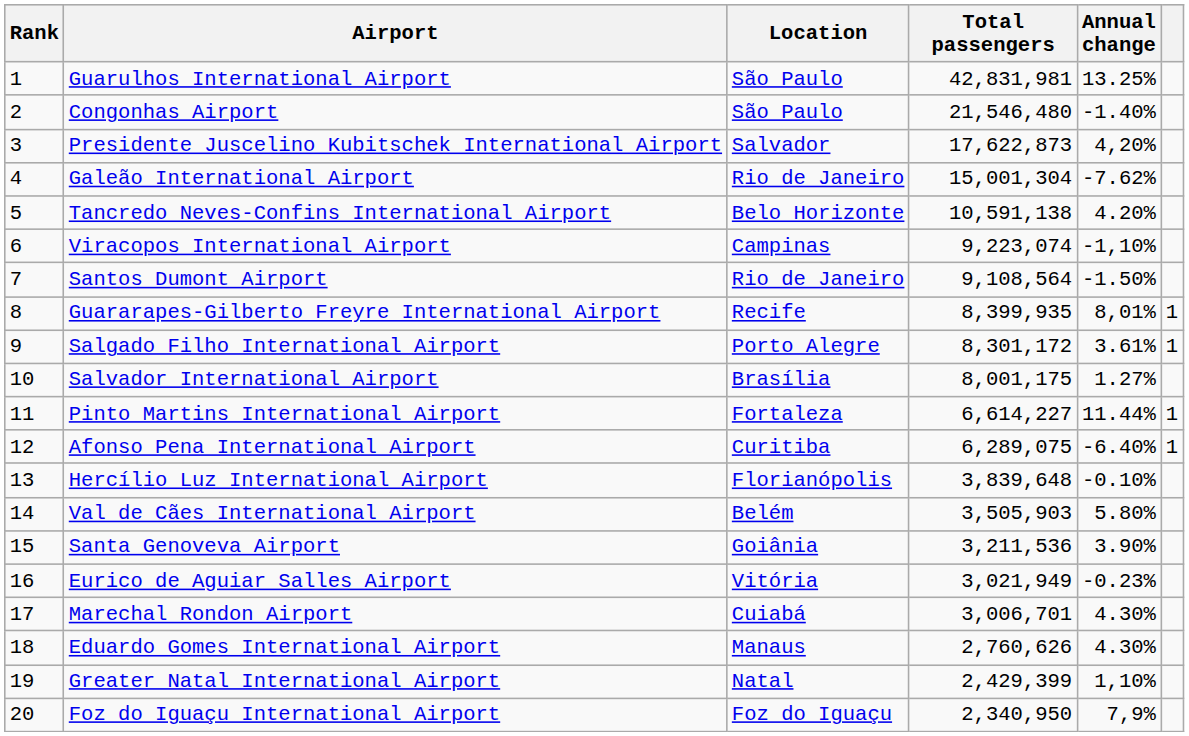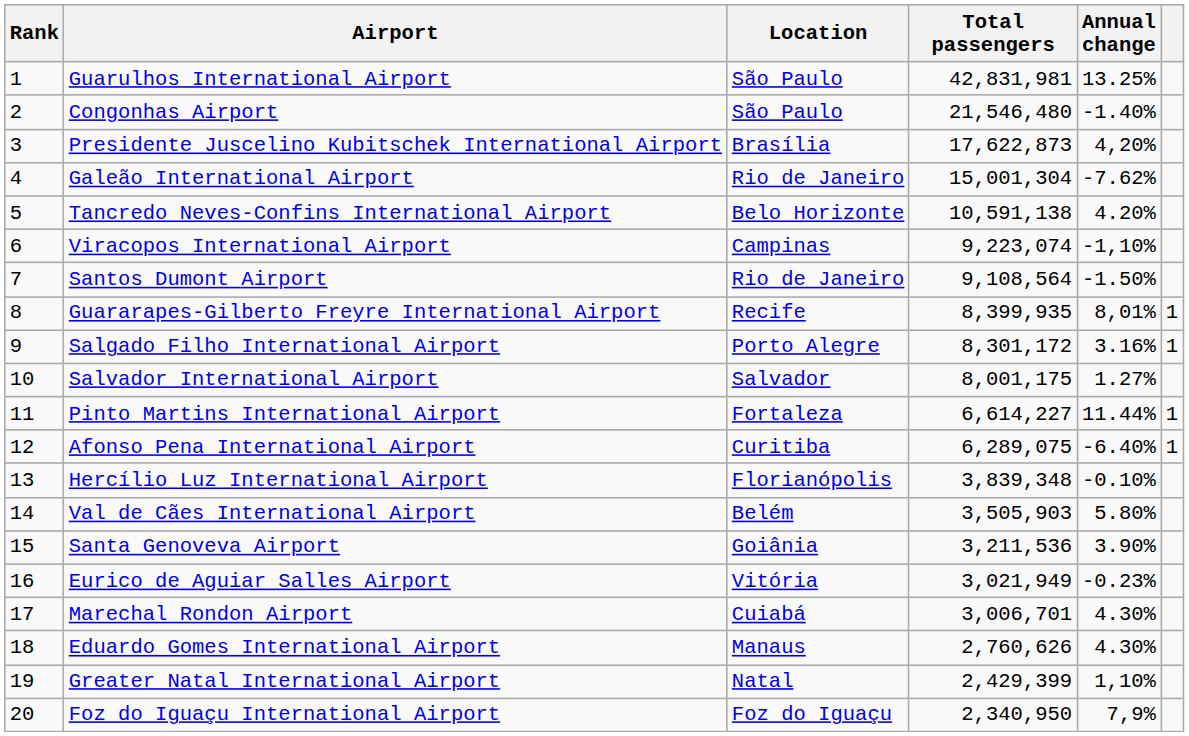(781, 146) Salvador -> (781, 146) Brasília
(1125, 347) 3.61% -> (1125, 347) 3.16%
(781, 380) Brasília -> (781, 380) Salvador
(1017, 480) 3,839,648 -> (1017, 480) 3,839,348
